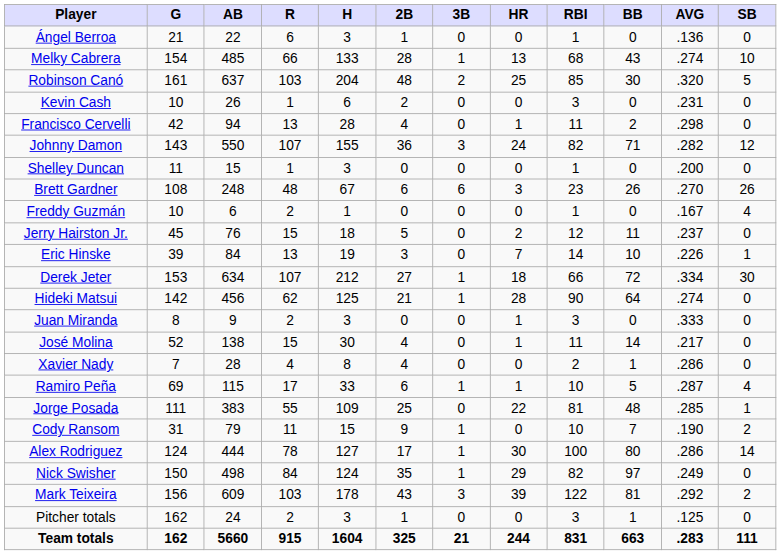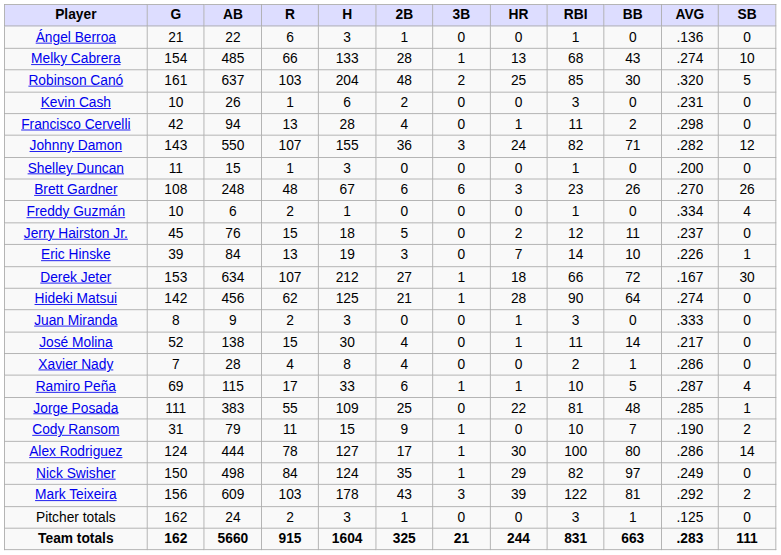(690, 211) .167 -> (690, 211) .334
(690, 277) .334 -> (690, 277) .167
